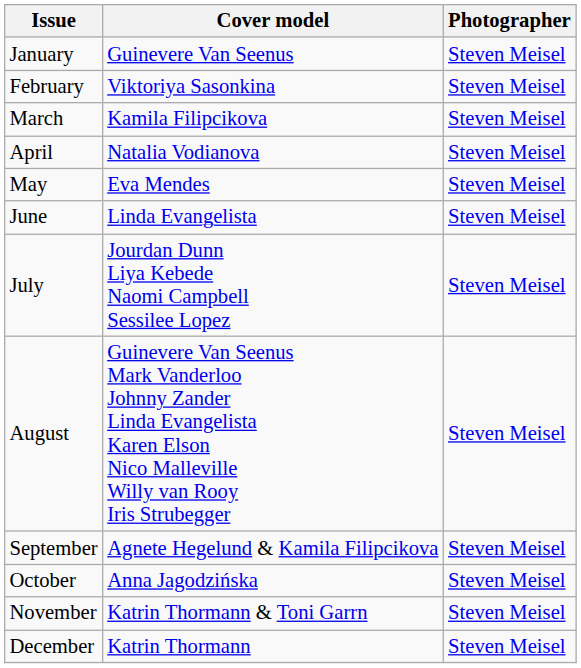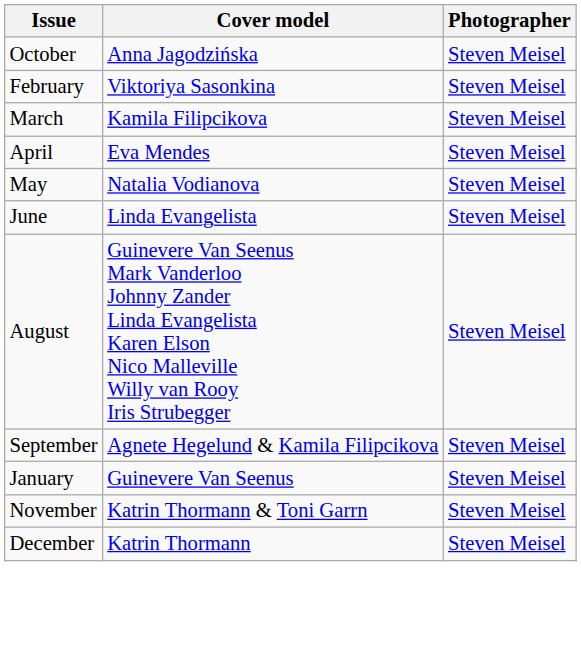rows swapped: (42, 53) <-> (43, 580)
(183, 151) Natalia Vodianova -> (158, 151) Eva Mendes
(158, 184) Eva Mendes -> (183, 184) Natalia Vodianova
- row: (27, 284)
